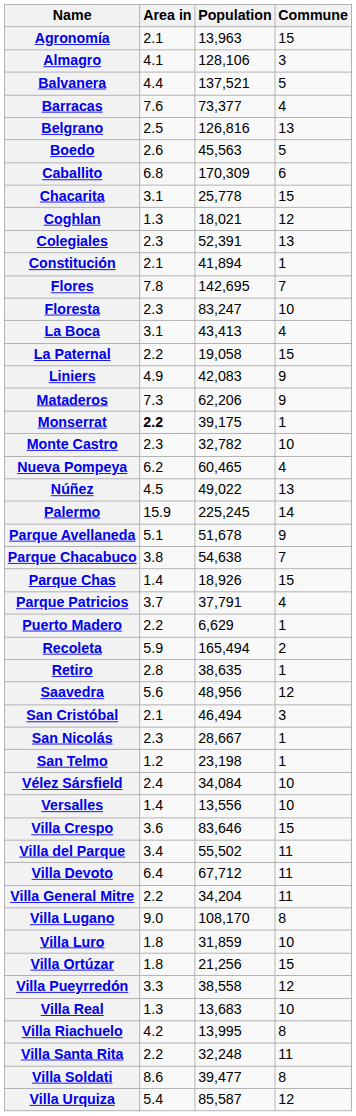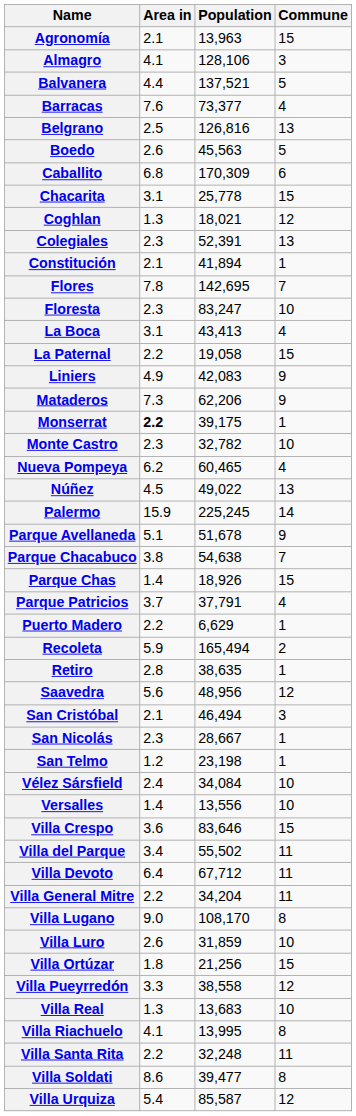(153, 941) 1.8 -> (153, 941) 2.6
(153, 1032) 4.2 -> (153, 1032) 4.1
